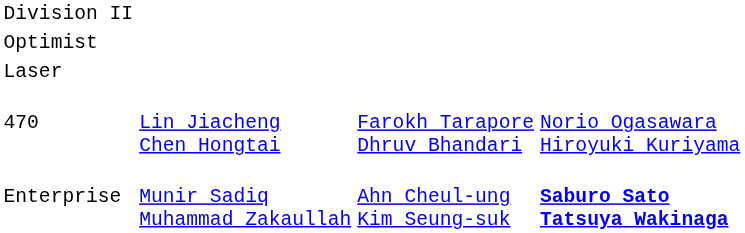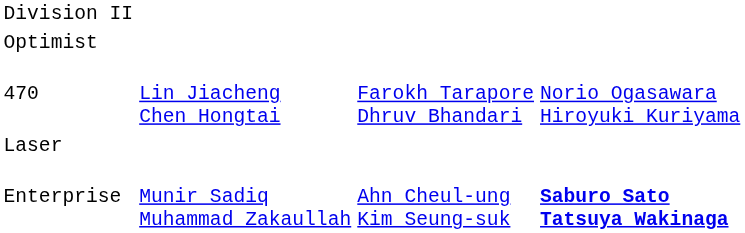rows swapped: (33, 71) <-> (21, 123)
